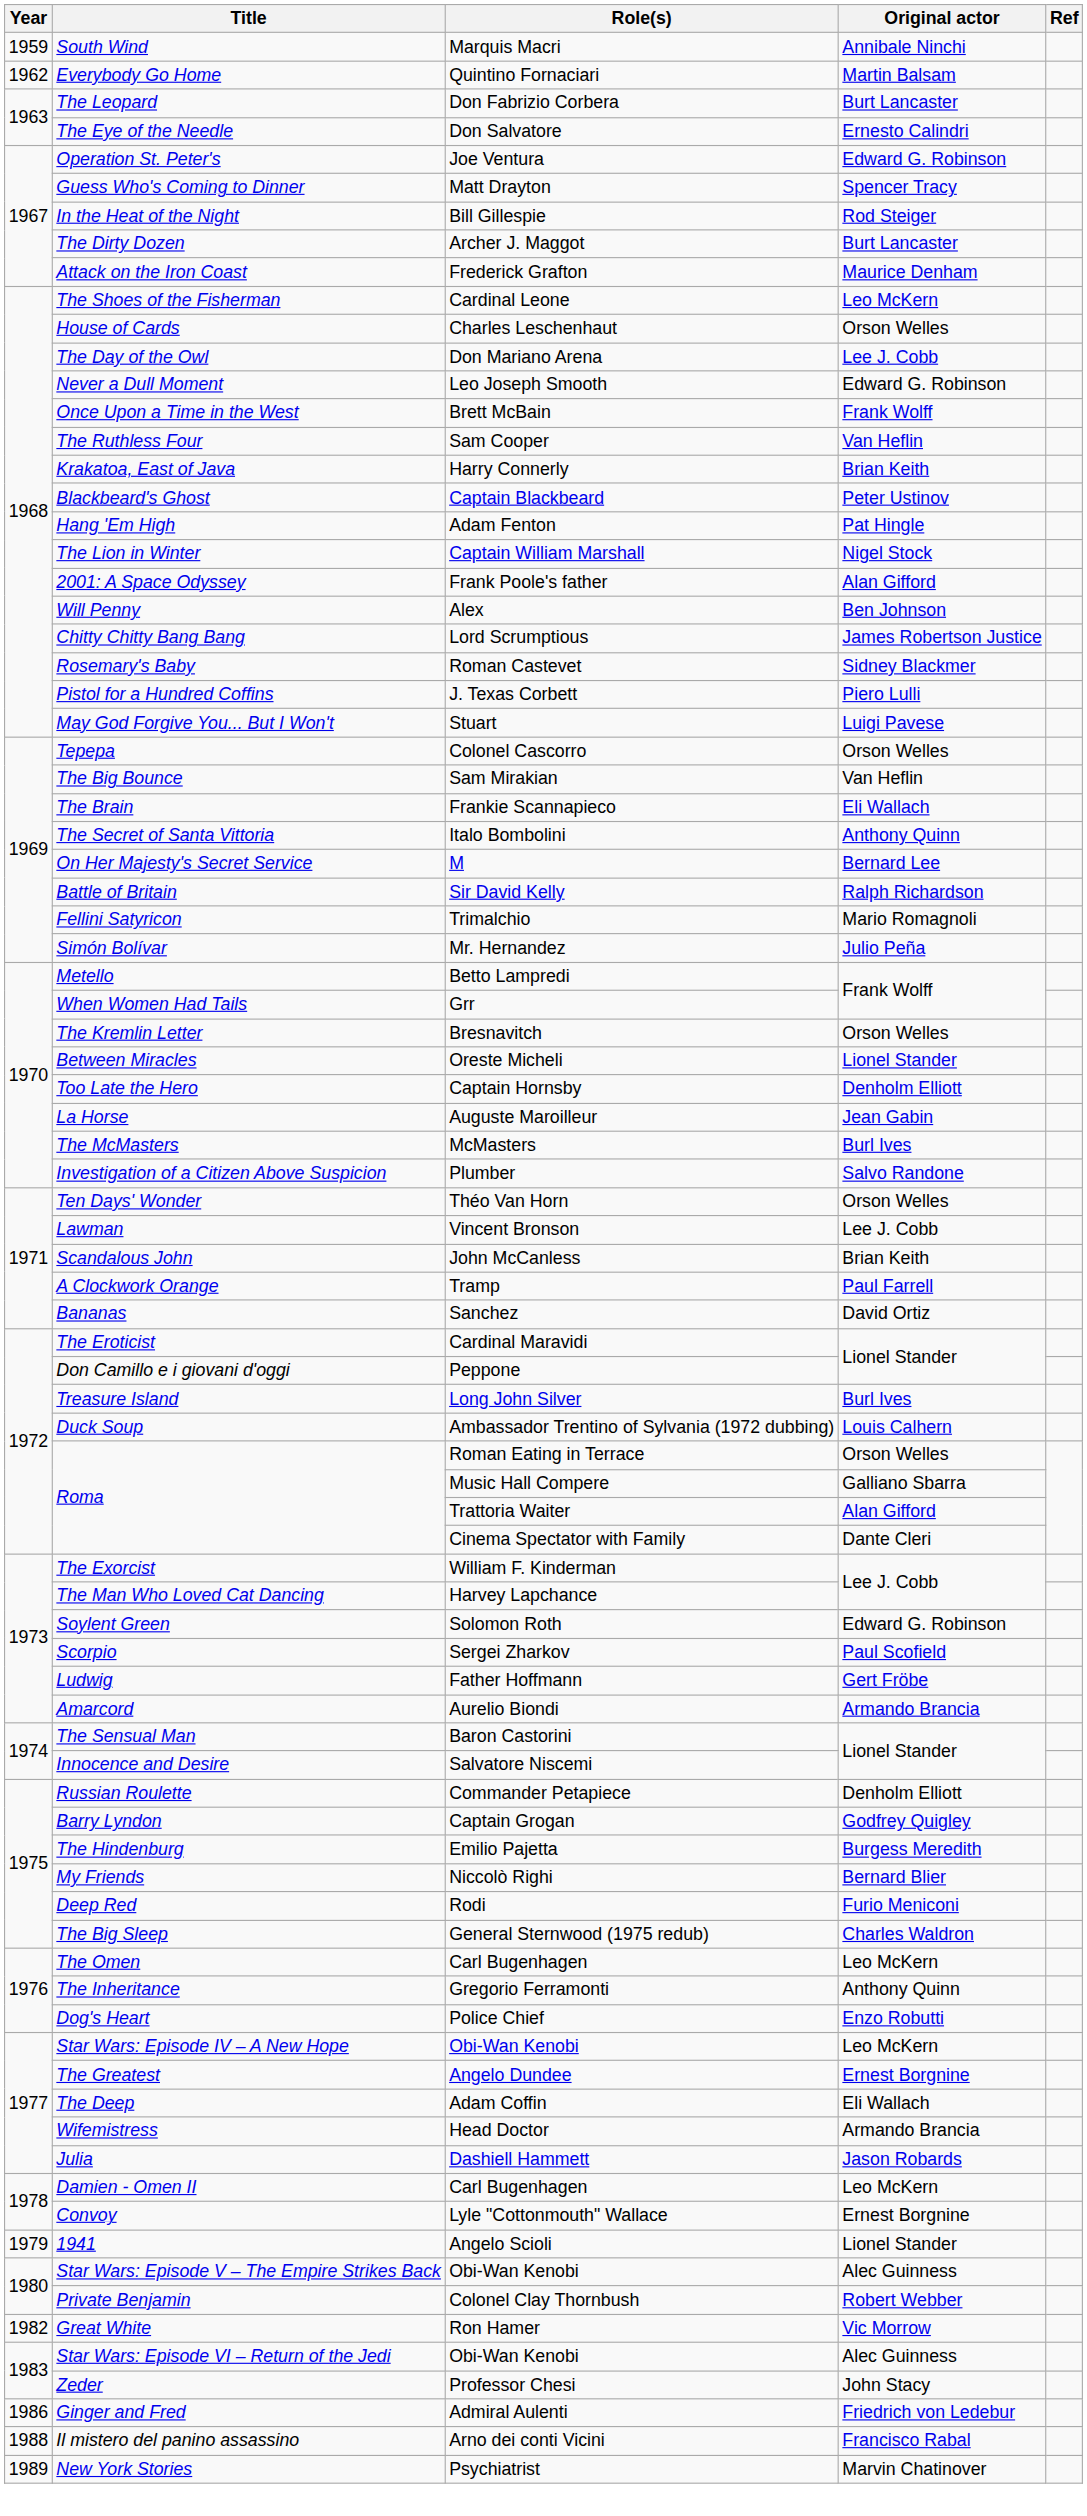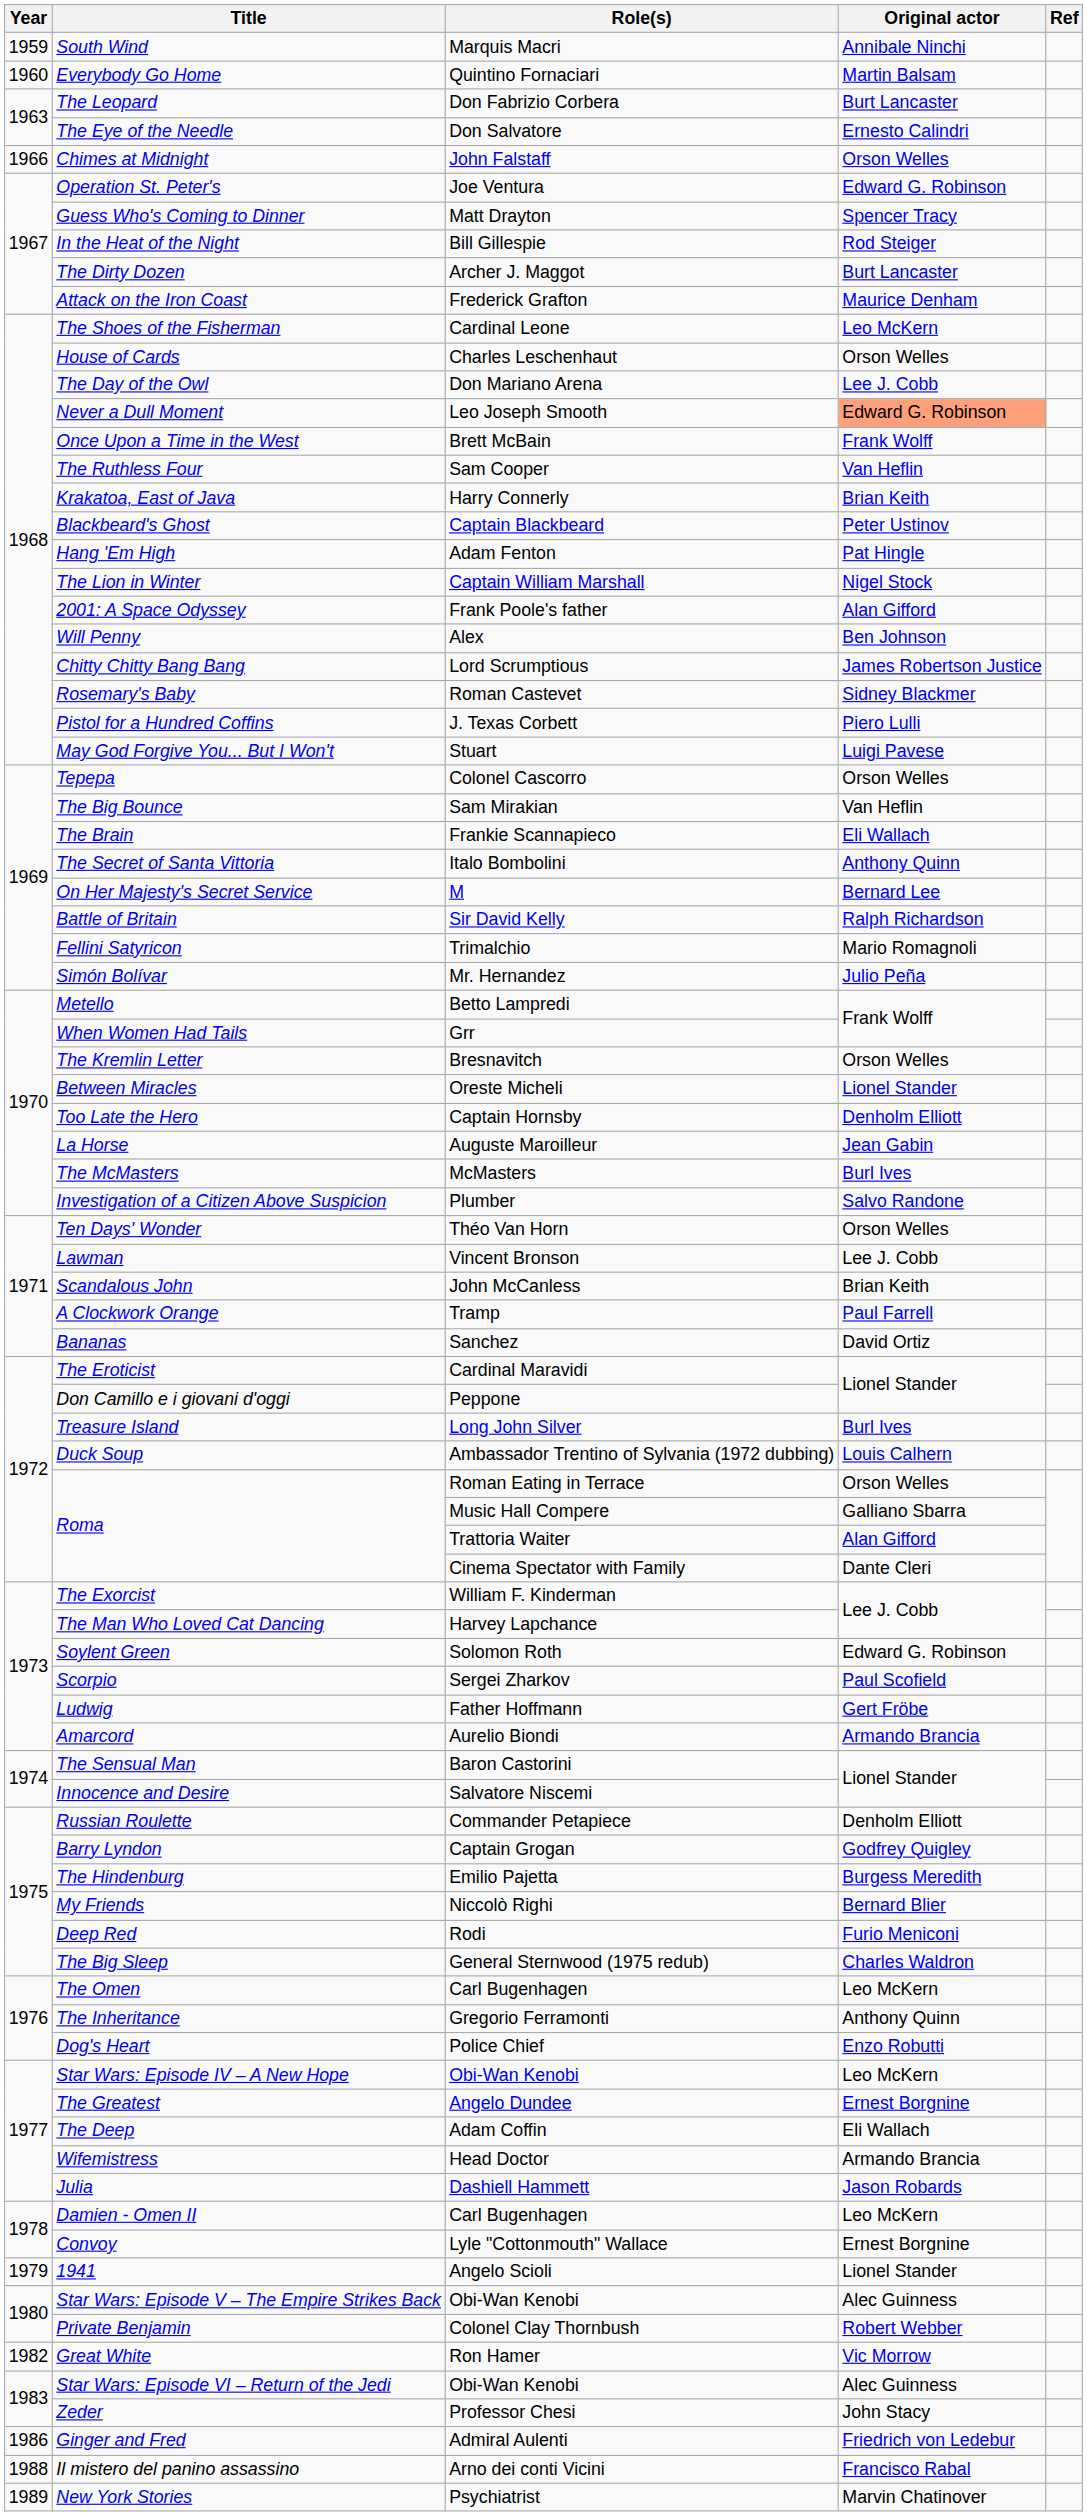(28, 74) 1962 -> (28, 74) 1960
+ row: (132, 159)
(924, 384) no background -> (924, 412) lightsalmon background
